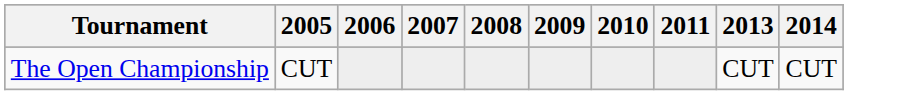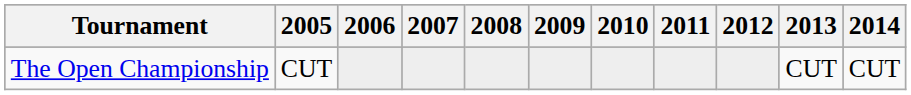+ column: (748, 25)
